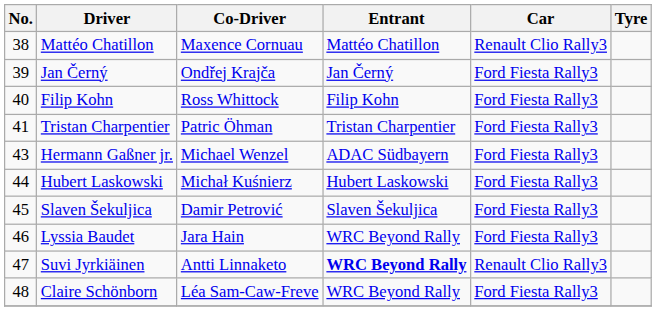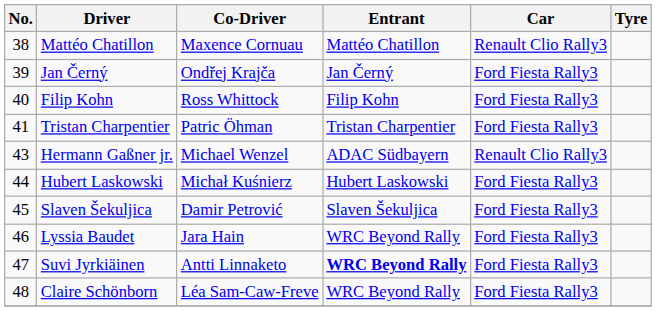(536, 154) Ford Fiesta Rally3 -> (541, 154) Renault Clio Rally3
(541, 264) Renault Clio Rally3 -> (536, 264) Ford Fiesta Rally3
